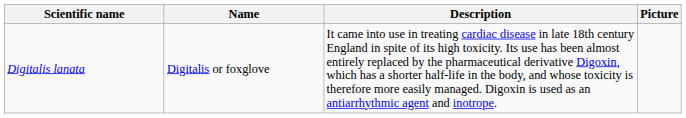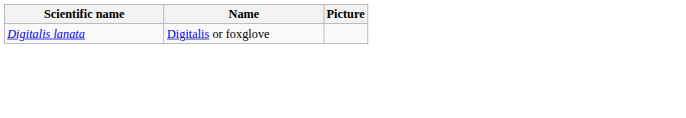- column: (481, 14)
